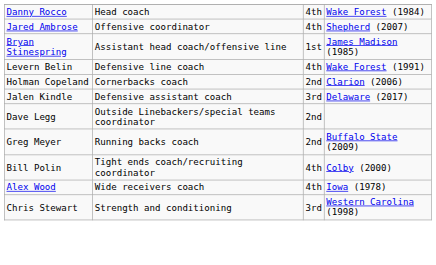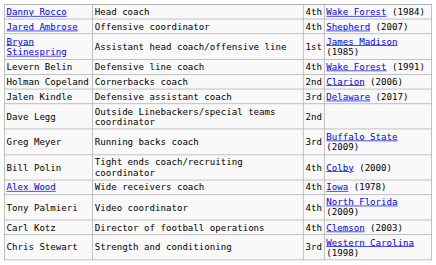(314, 142) 2nd -> (314, 142) 3rd
+ row: (42, 207)
+ row: (31, 227)
